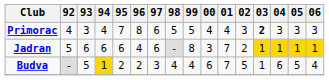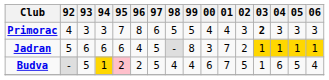(104, 30) 4 -> (104, 30) 3
(157, 48) 6 -> (157, 48) 5
(121, 65) no background -> (121, 65) pink background
(157, 65) 3 -> (157, 65) 5
